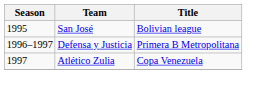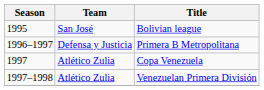+ row: (197, 77)
